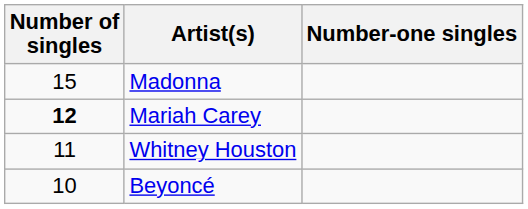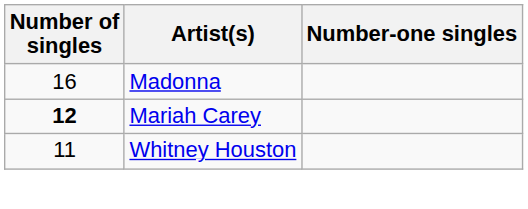(65, 81) 15 -> (65, 81) 16
- row: (172, 185)
